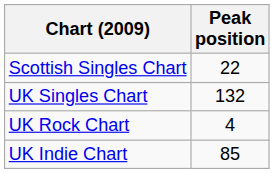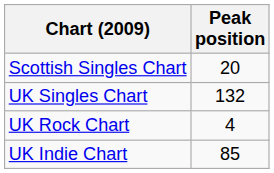(230, 67) 22 -> (230, 67) 20
